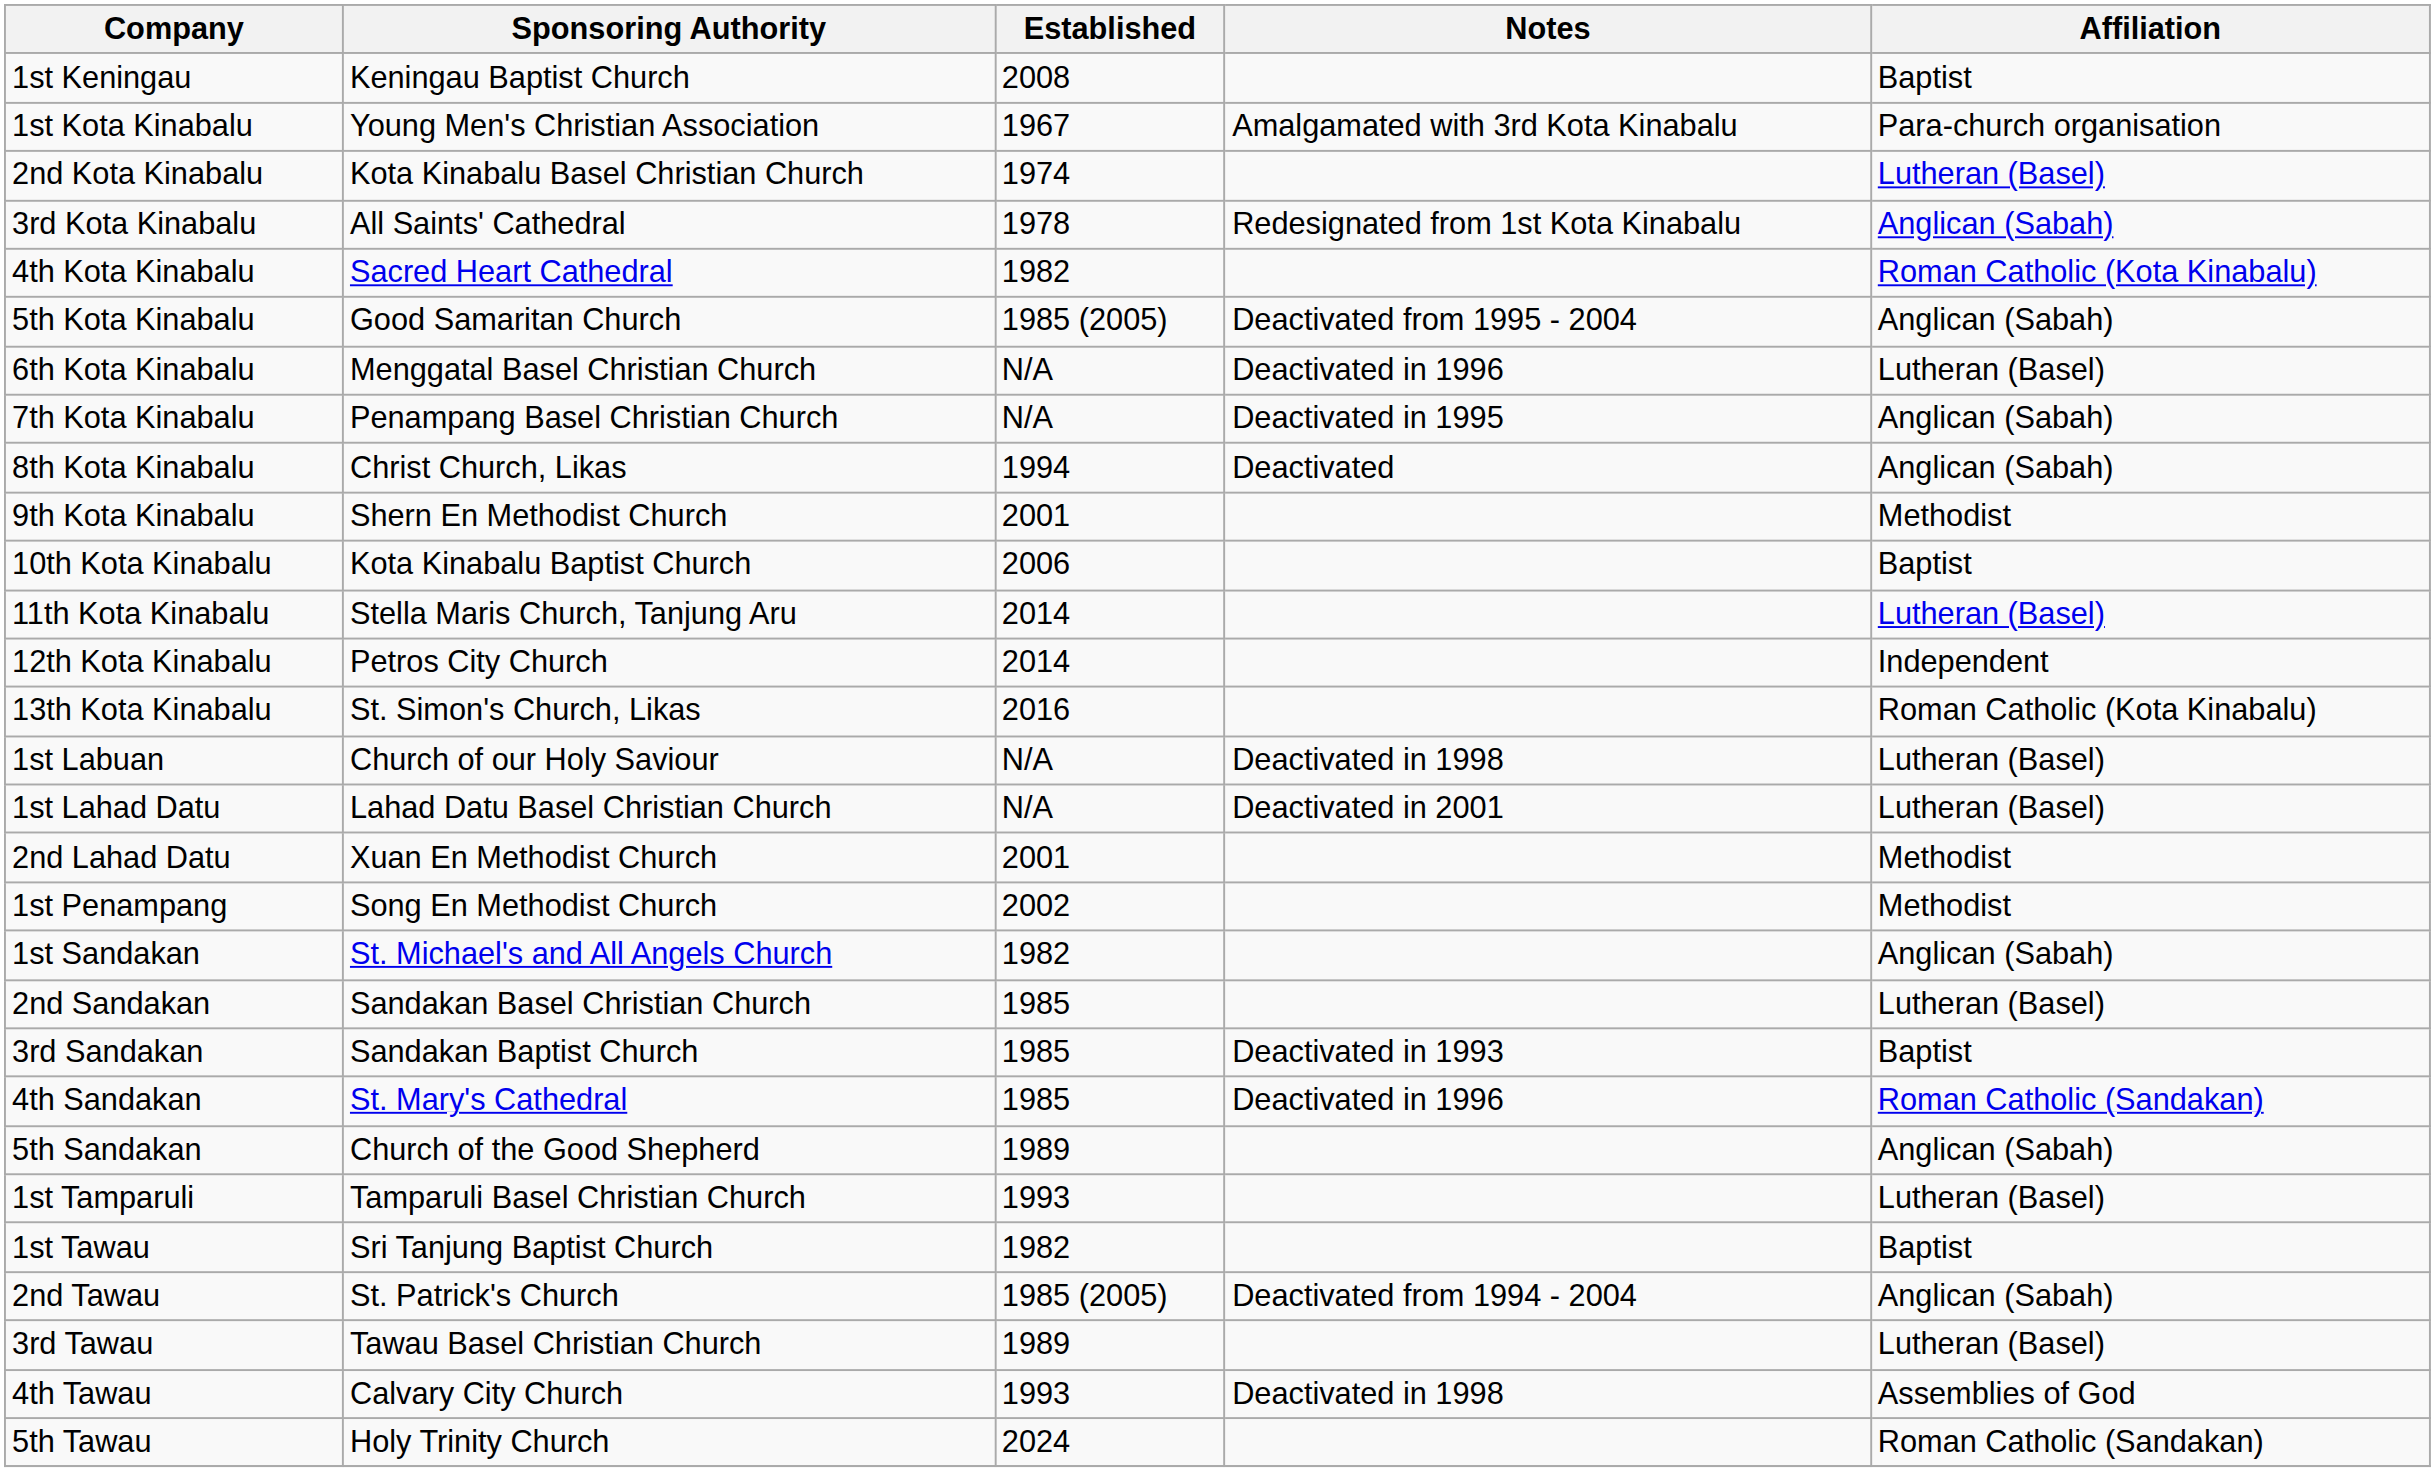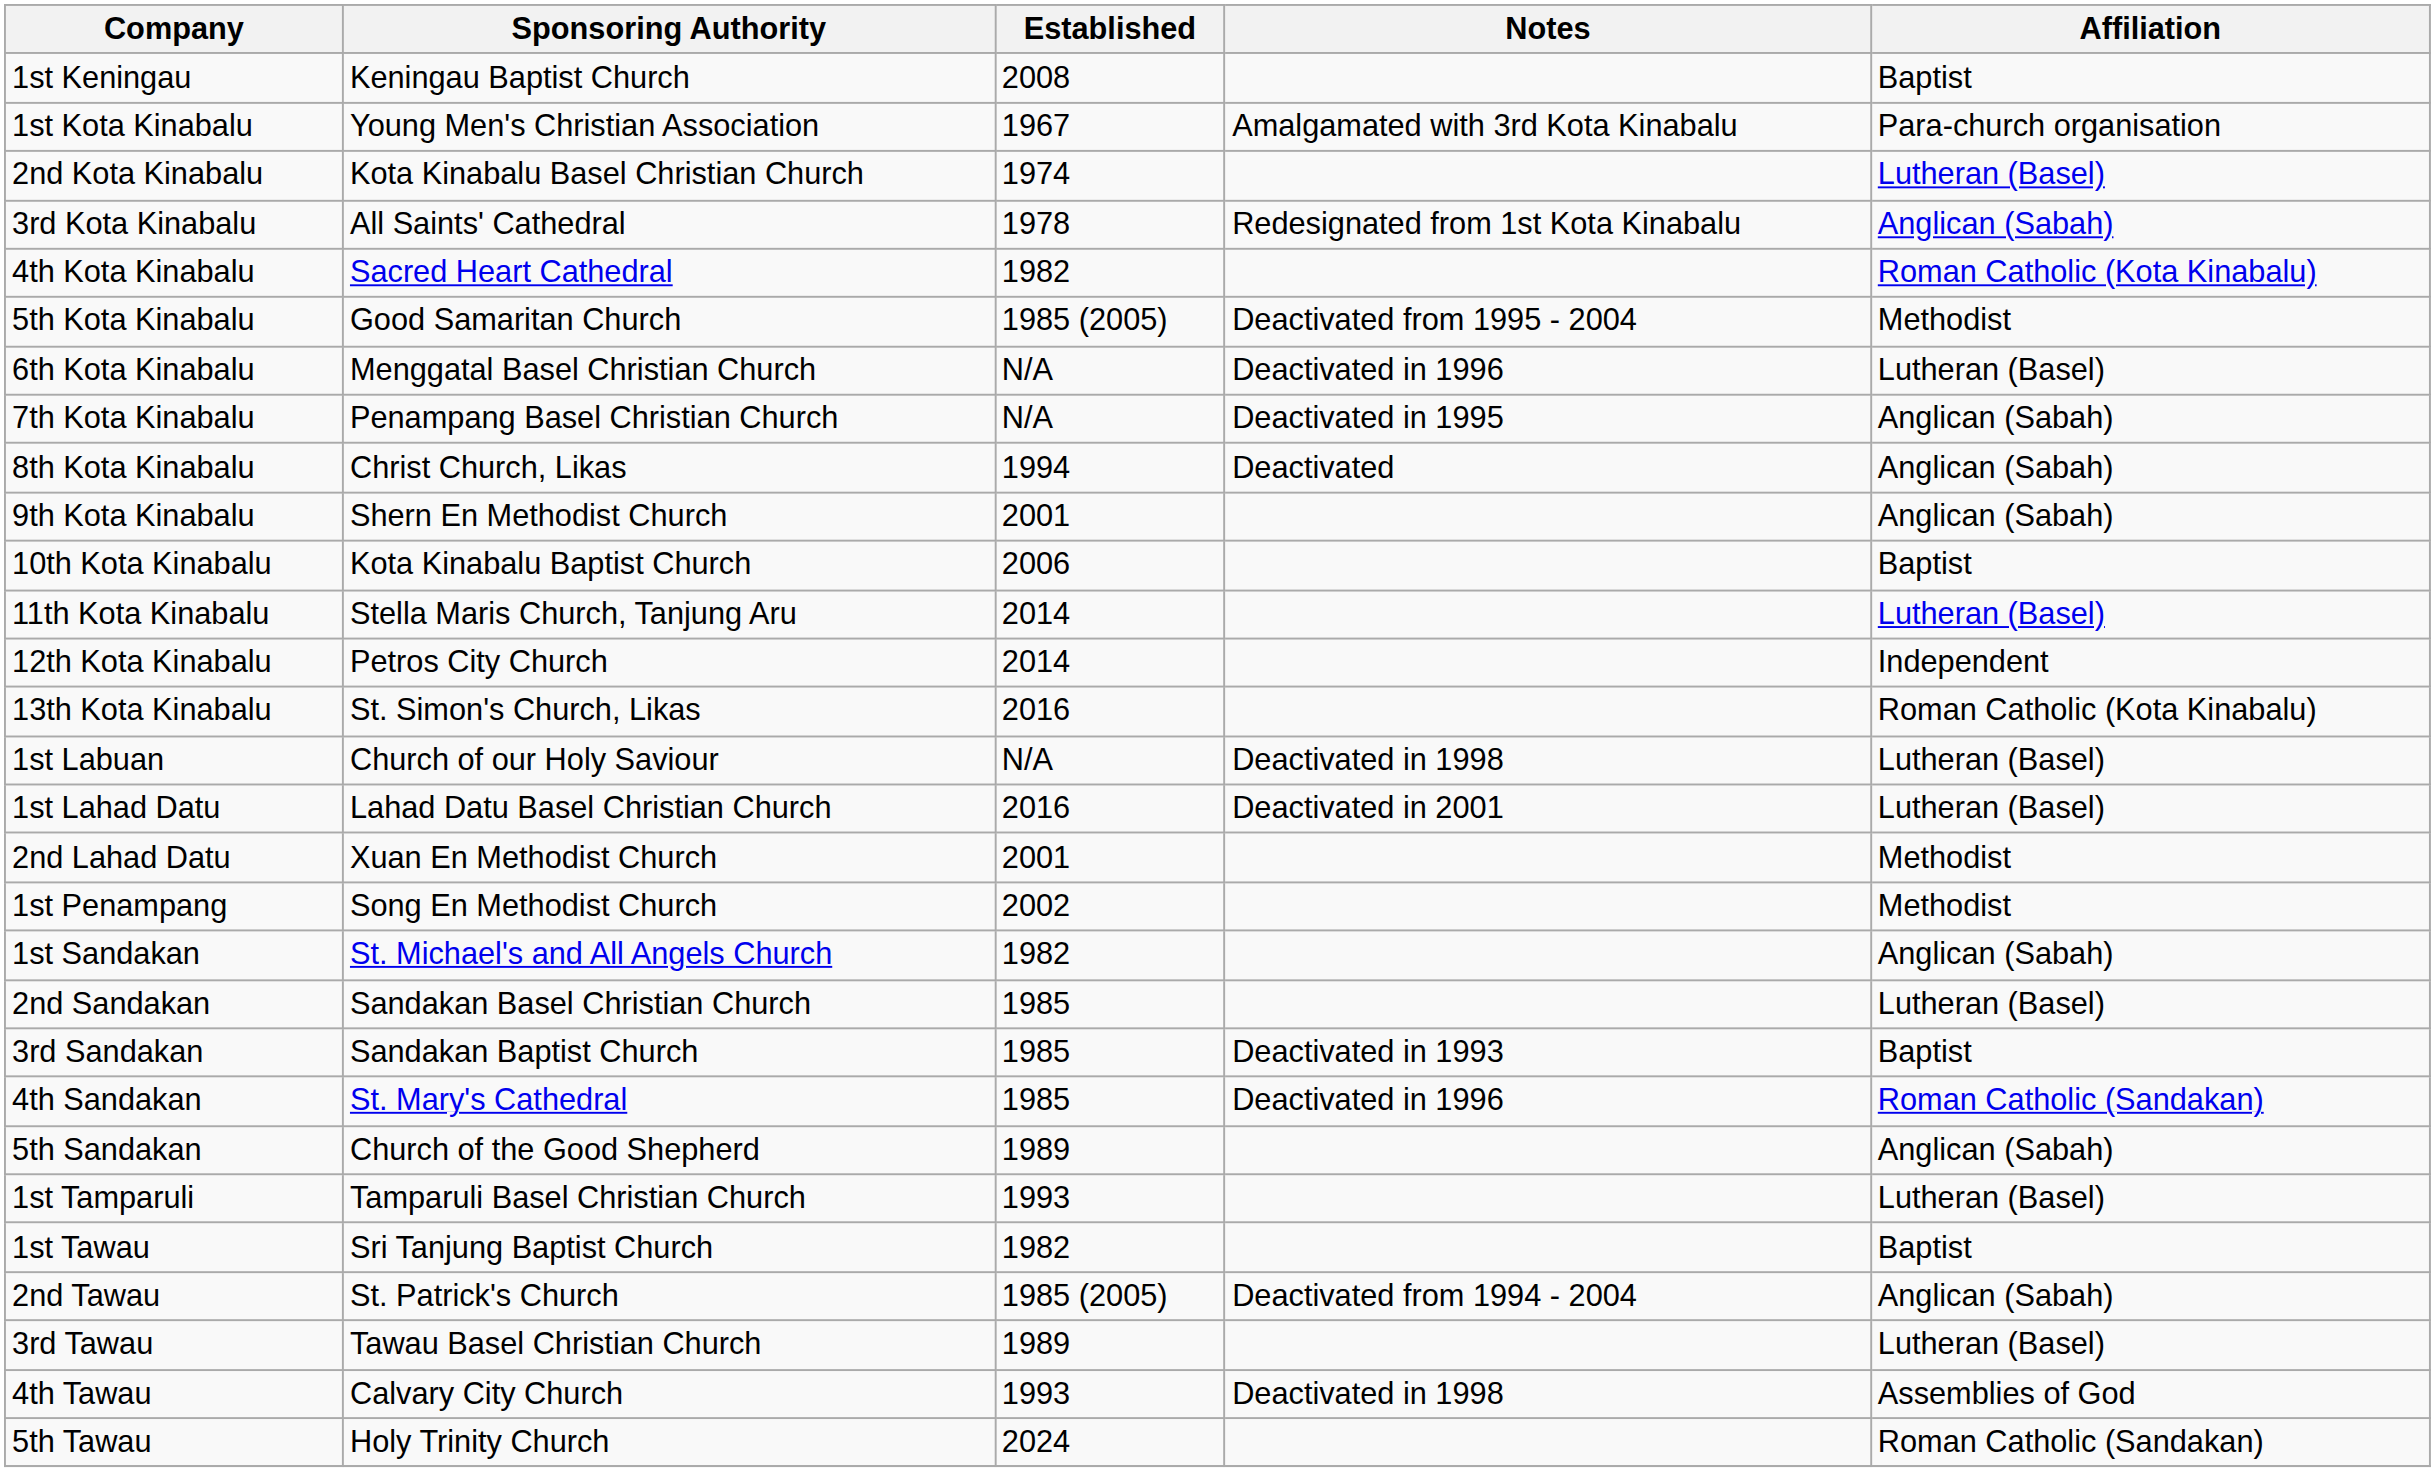(1996, 321) Anglican (Sabah) -> (1944, 321) Methodist
(1944, 516) Methodist -> (1996, 516) Anglican (Sabah)
(1027, 808) N/A -> (1036, 808) 2016
